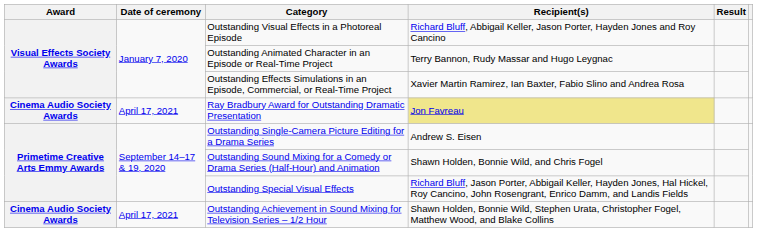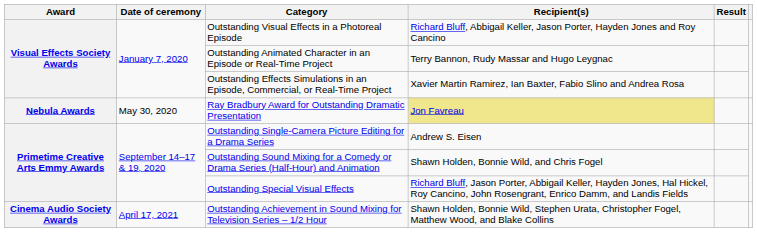(60, 110) Cinema Audio Society Awards -> (60, 110) Nebula Awards
(148, 110) April 17, 2021 -> (148, 110) May 30, 2020
